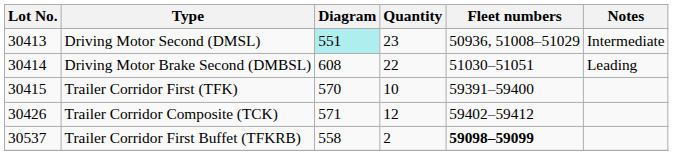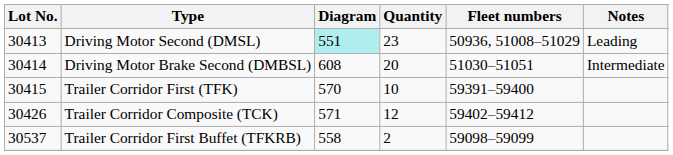(626, 41) Intermediate -> (612, 41) Leading
(391, 65) 22 -> (391, 65) 20
(612, 65) Leading -> (626, 65) Intermediate
(492, 138) bold -> (492, 138) normal
